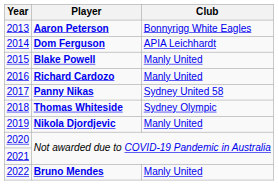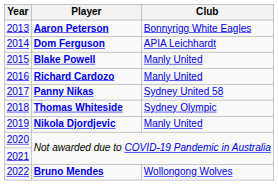(173, 172) Manly United -> (188, 172) Wollongong Wolves
